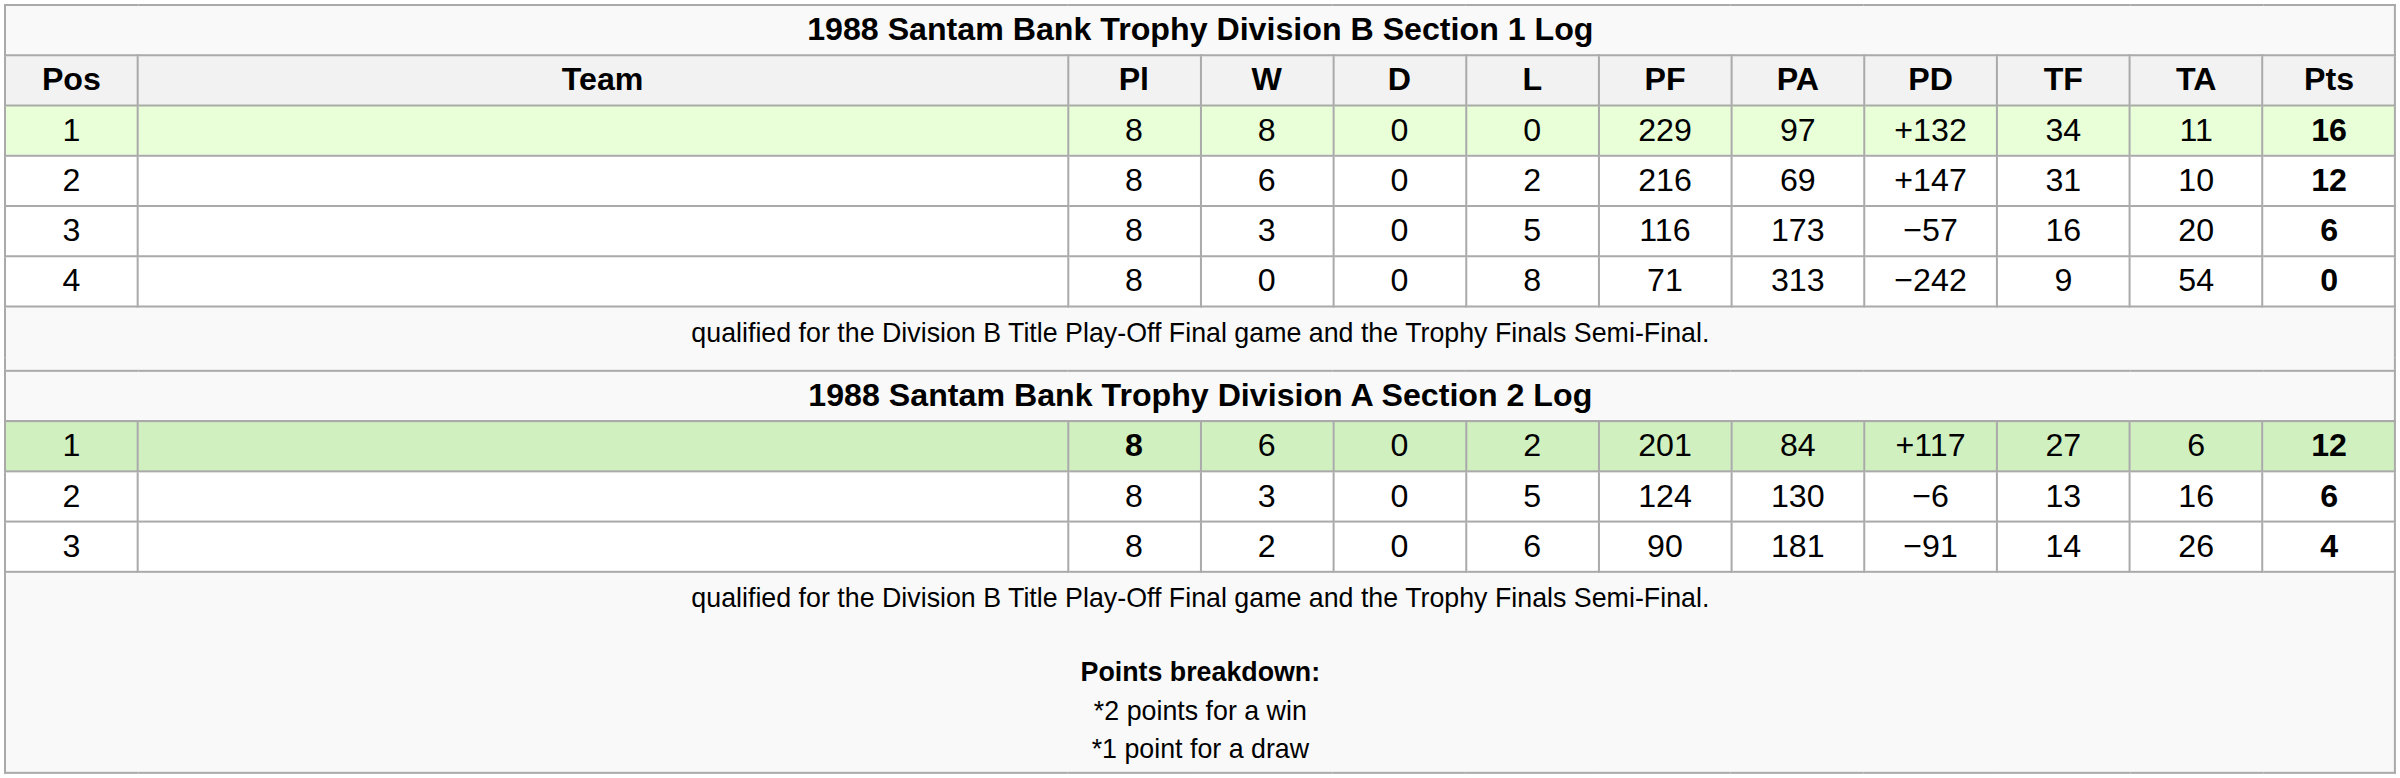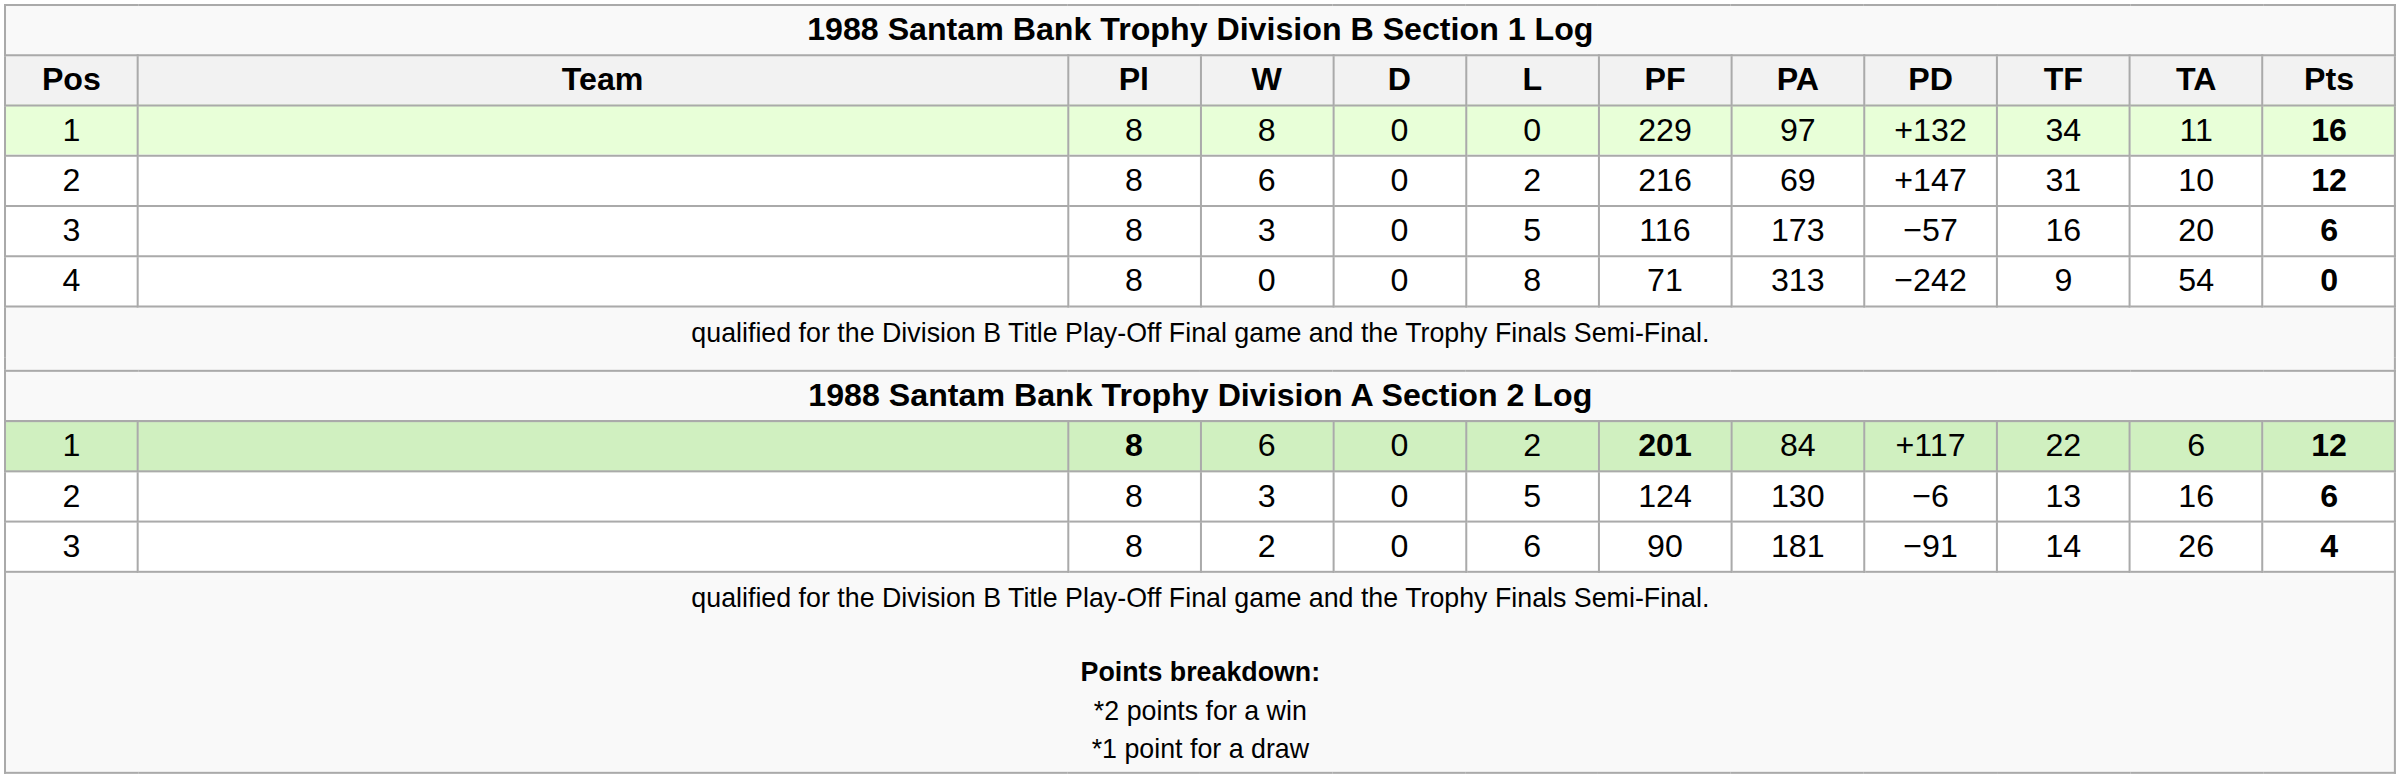(1665, 446) normal -> (1665, 446) bold
(2063, 446) 27 -> (2063, 446) 22
